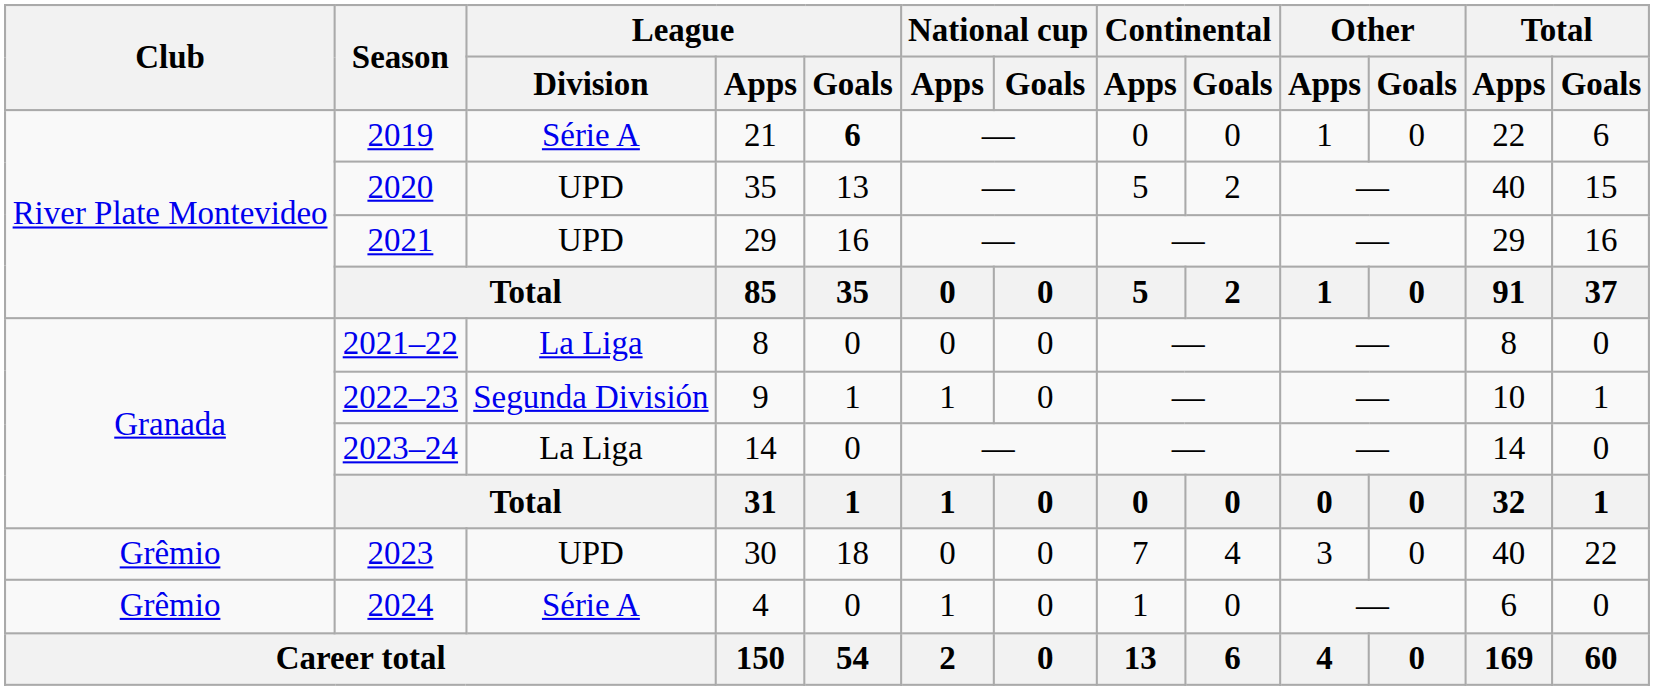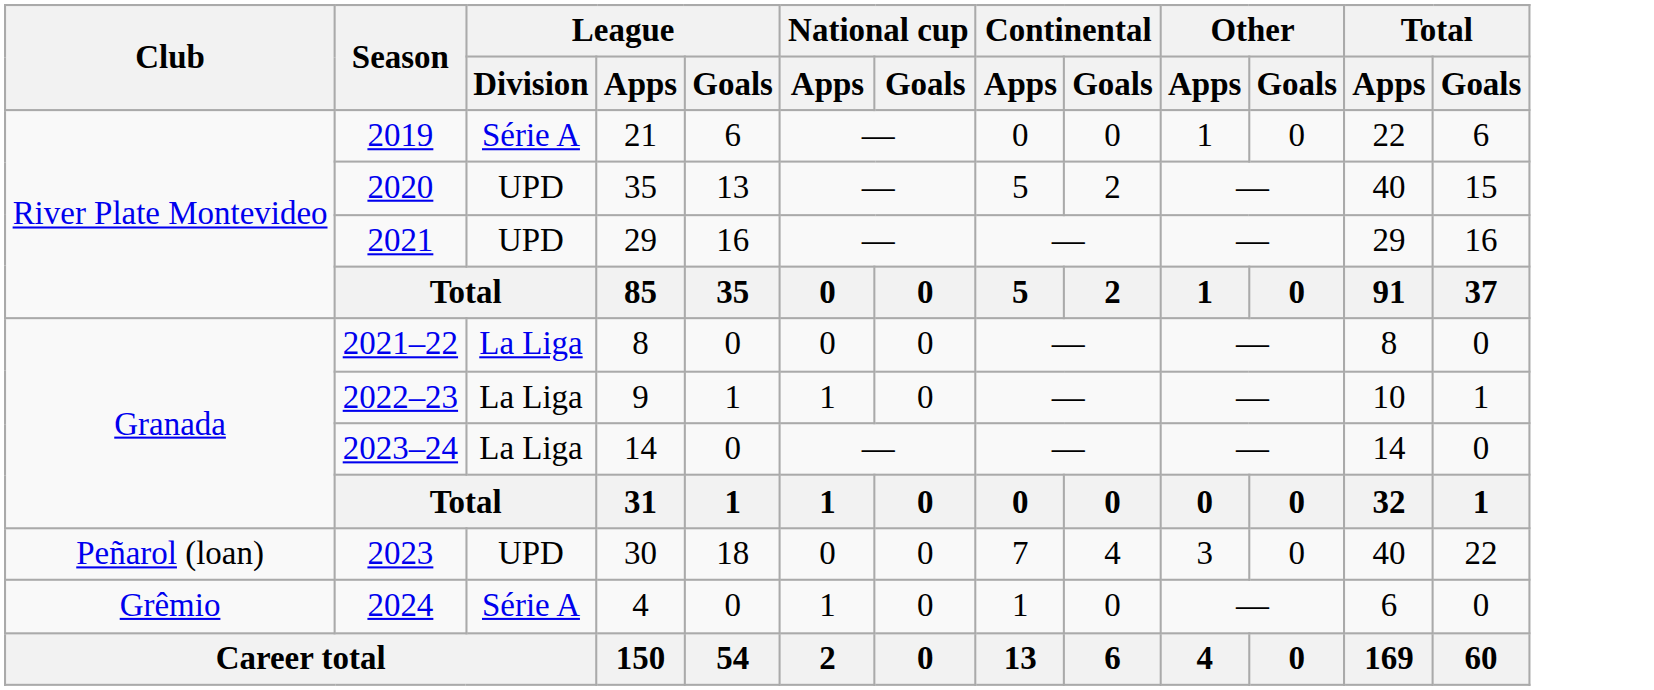(853, 135) bold -> (733, 135) normal
(591, 396) Segunda División -> (531, 396) La Liga
(170, 553) Grêmio -> (170, 553) Peñarol (loan)
